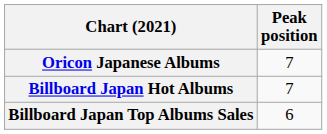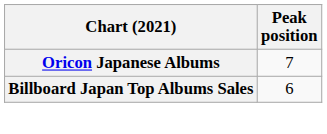- row: (131, 89)
